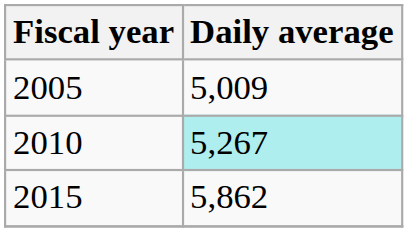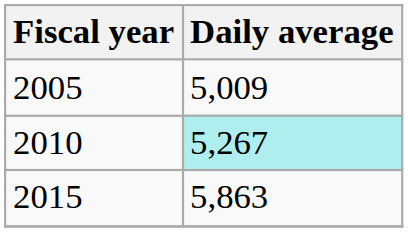(229, 197) 5,862 -> (229, 197) 5,863
